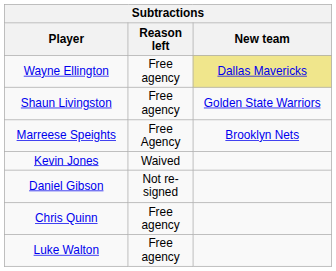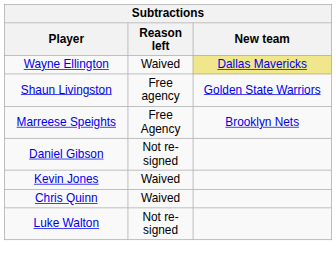(161, 71) Free agency -> (161, 64) Waived
rows swapped: (66, 186) <-> (66, 161)
(161, 218) Free agency -> (161, 198) Waived
(161, 250) Free agency -> (161, 224) Not re-signed
